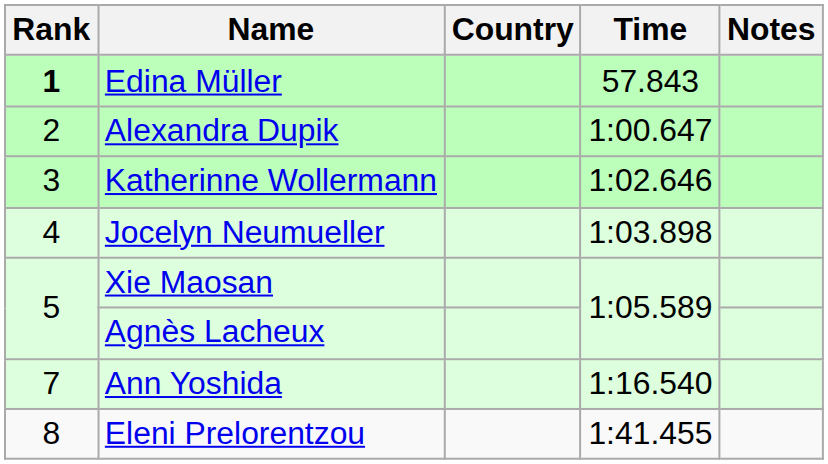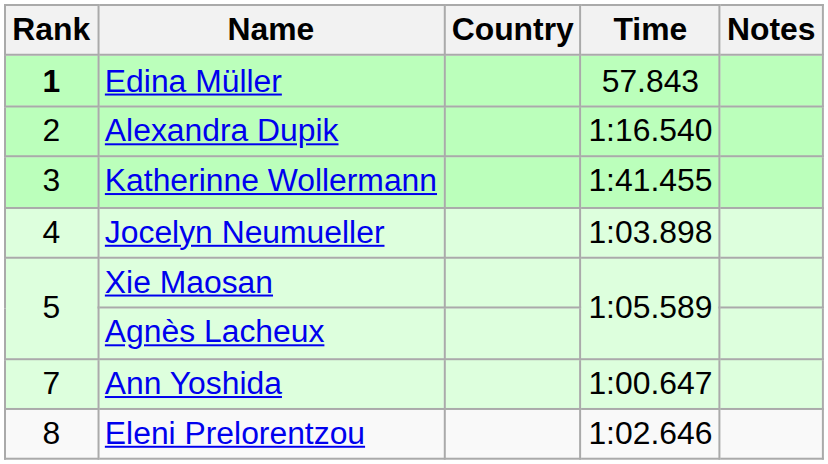(650, 130) 1:00.647 -> (650, 130) 1:16.540
(650, 181) 1:02.646 -> (650, 181) 1:41.455
(650, 383) 1:16.540 -> (650, 383) 1:00.647
(650, 433) 1:41.455 -> (650, 433) 1:02.646
